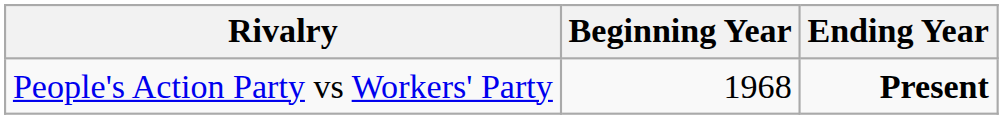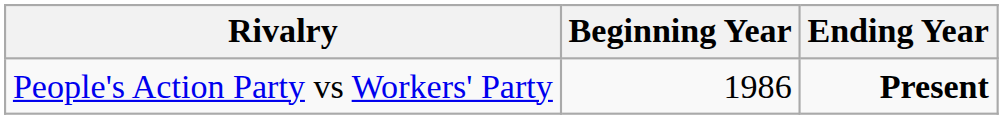(758, 85) 1968 -> (758, 85) 1986
